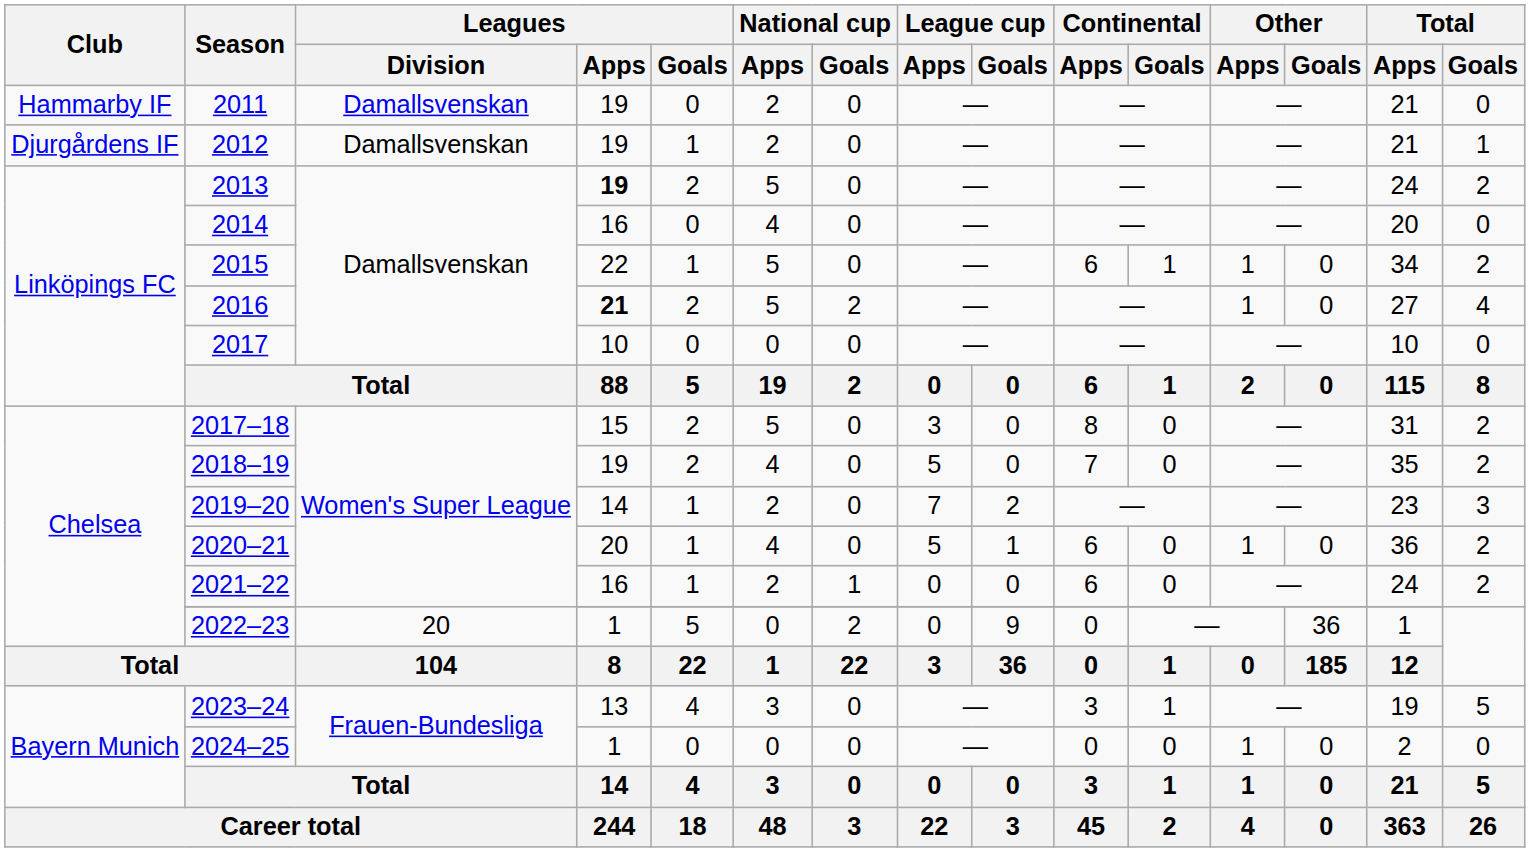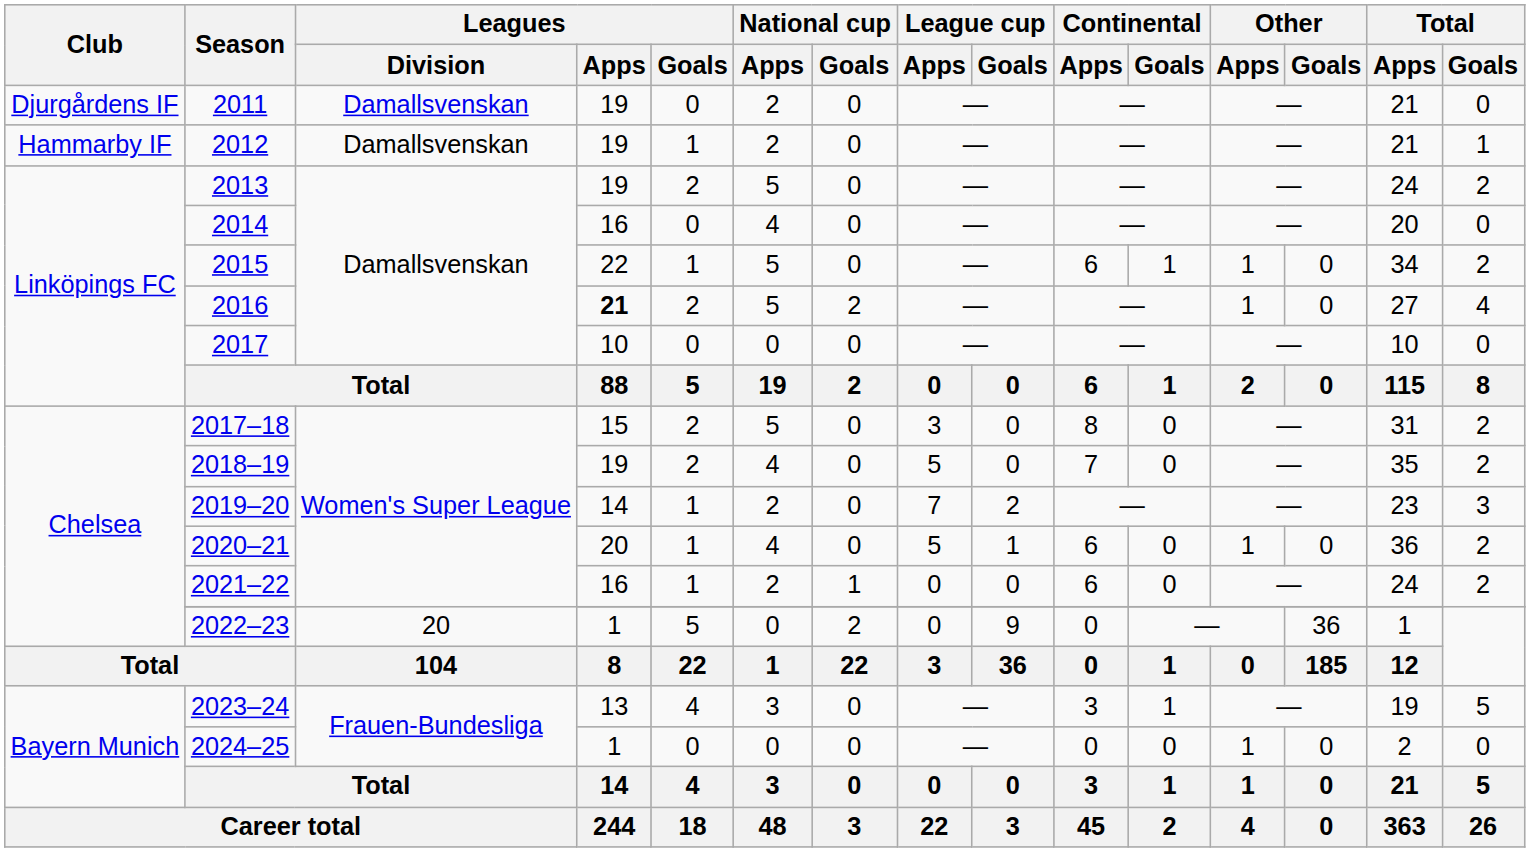(95, 104) Hammarby IF -> (95, 104) Djurgårdens IF
(95, 144) Djurgårdens IF -> (95, 144) Hammarby IF
(614, 184) bold -> (614, 184) normal
